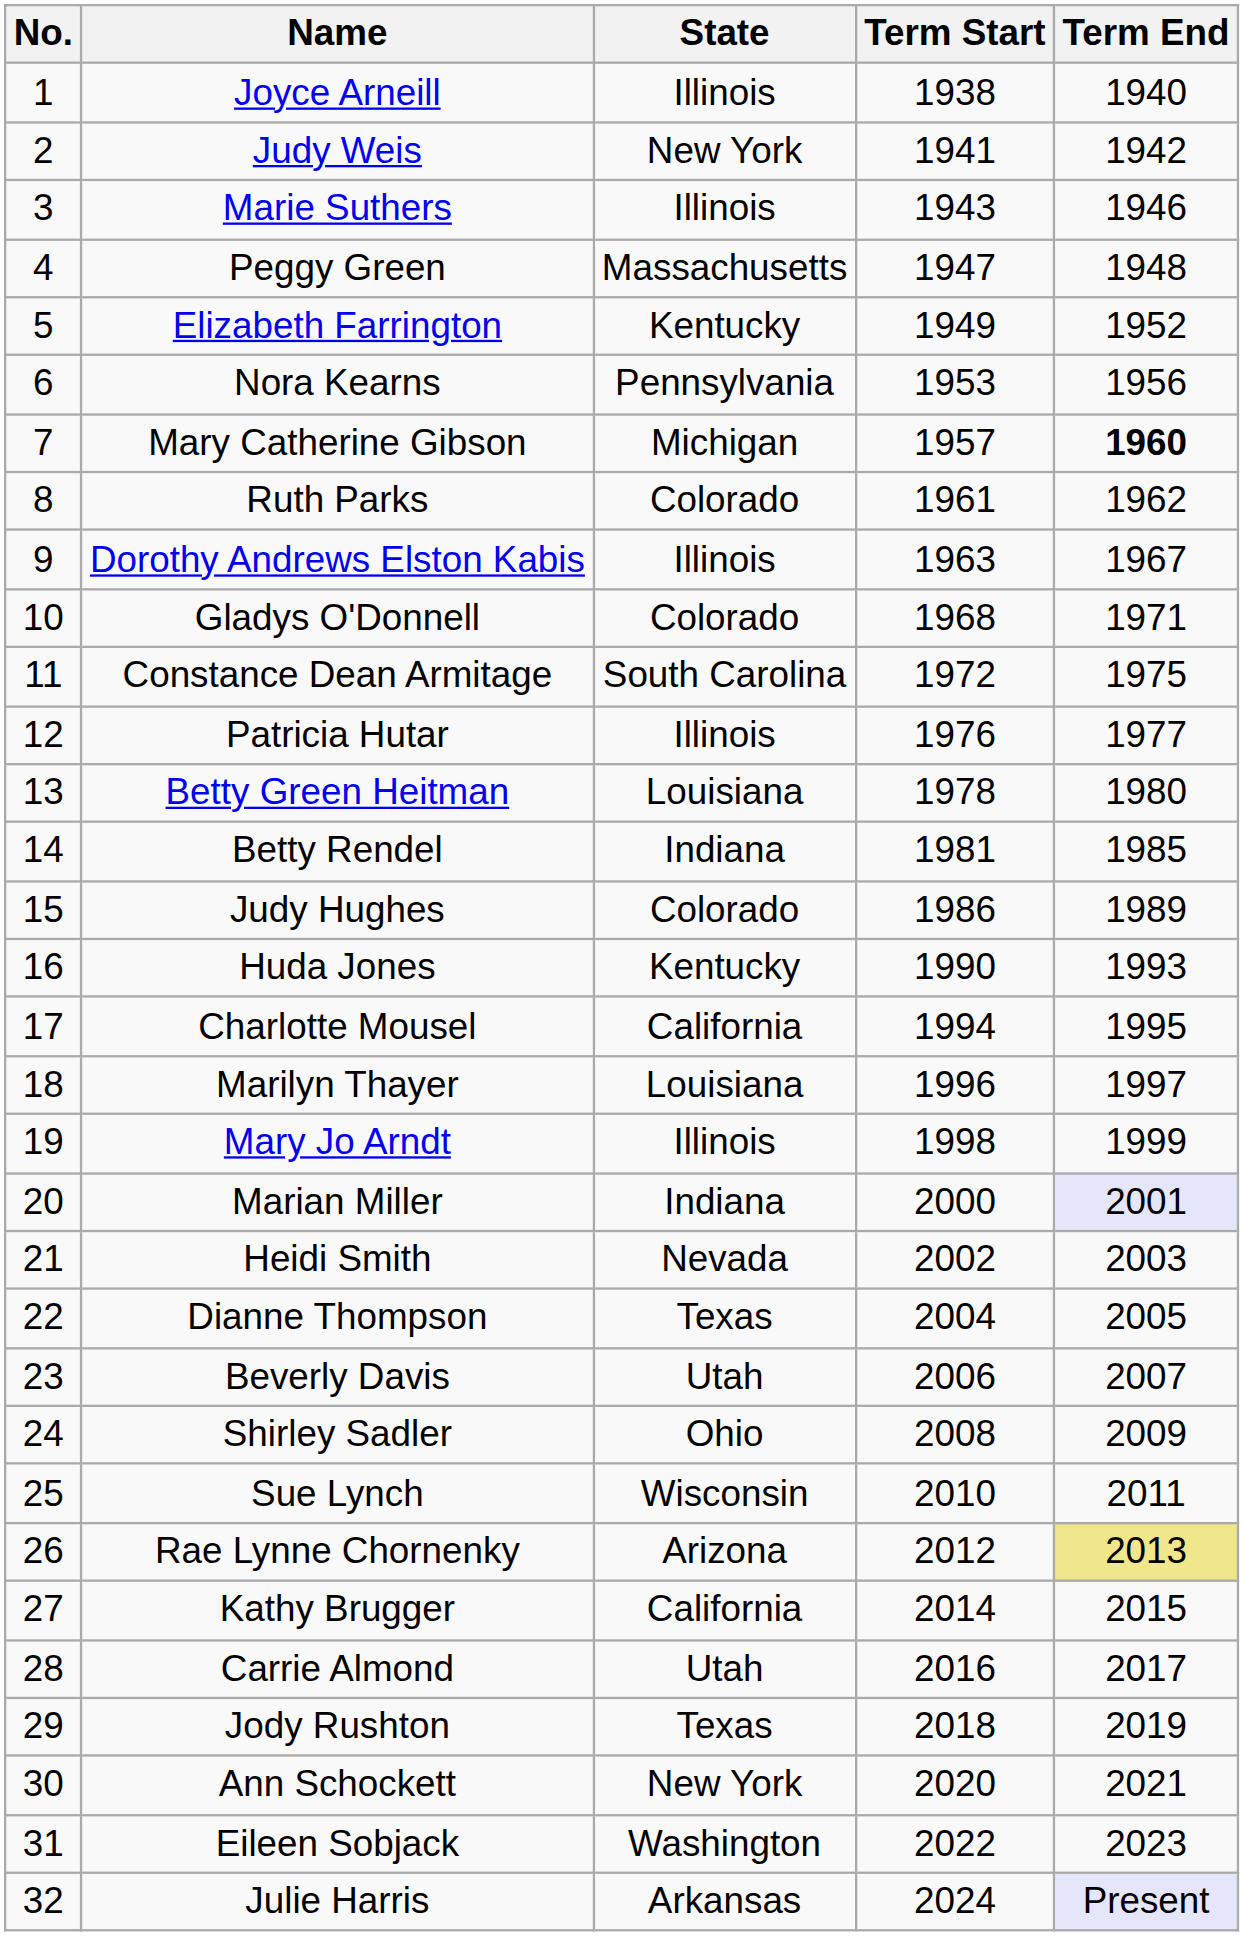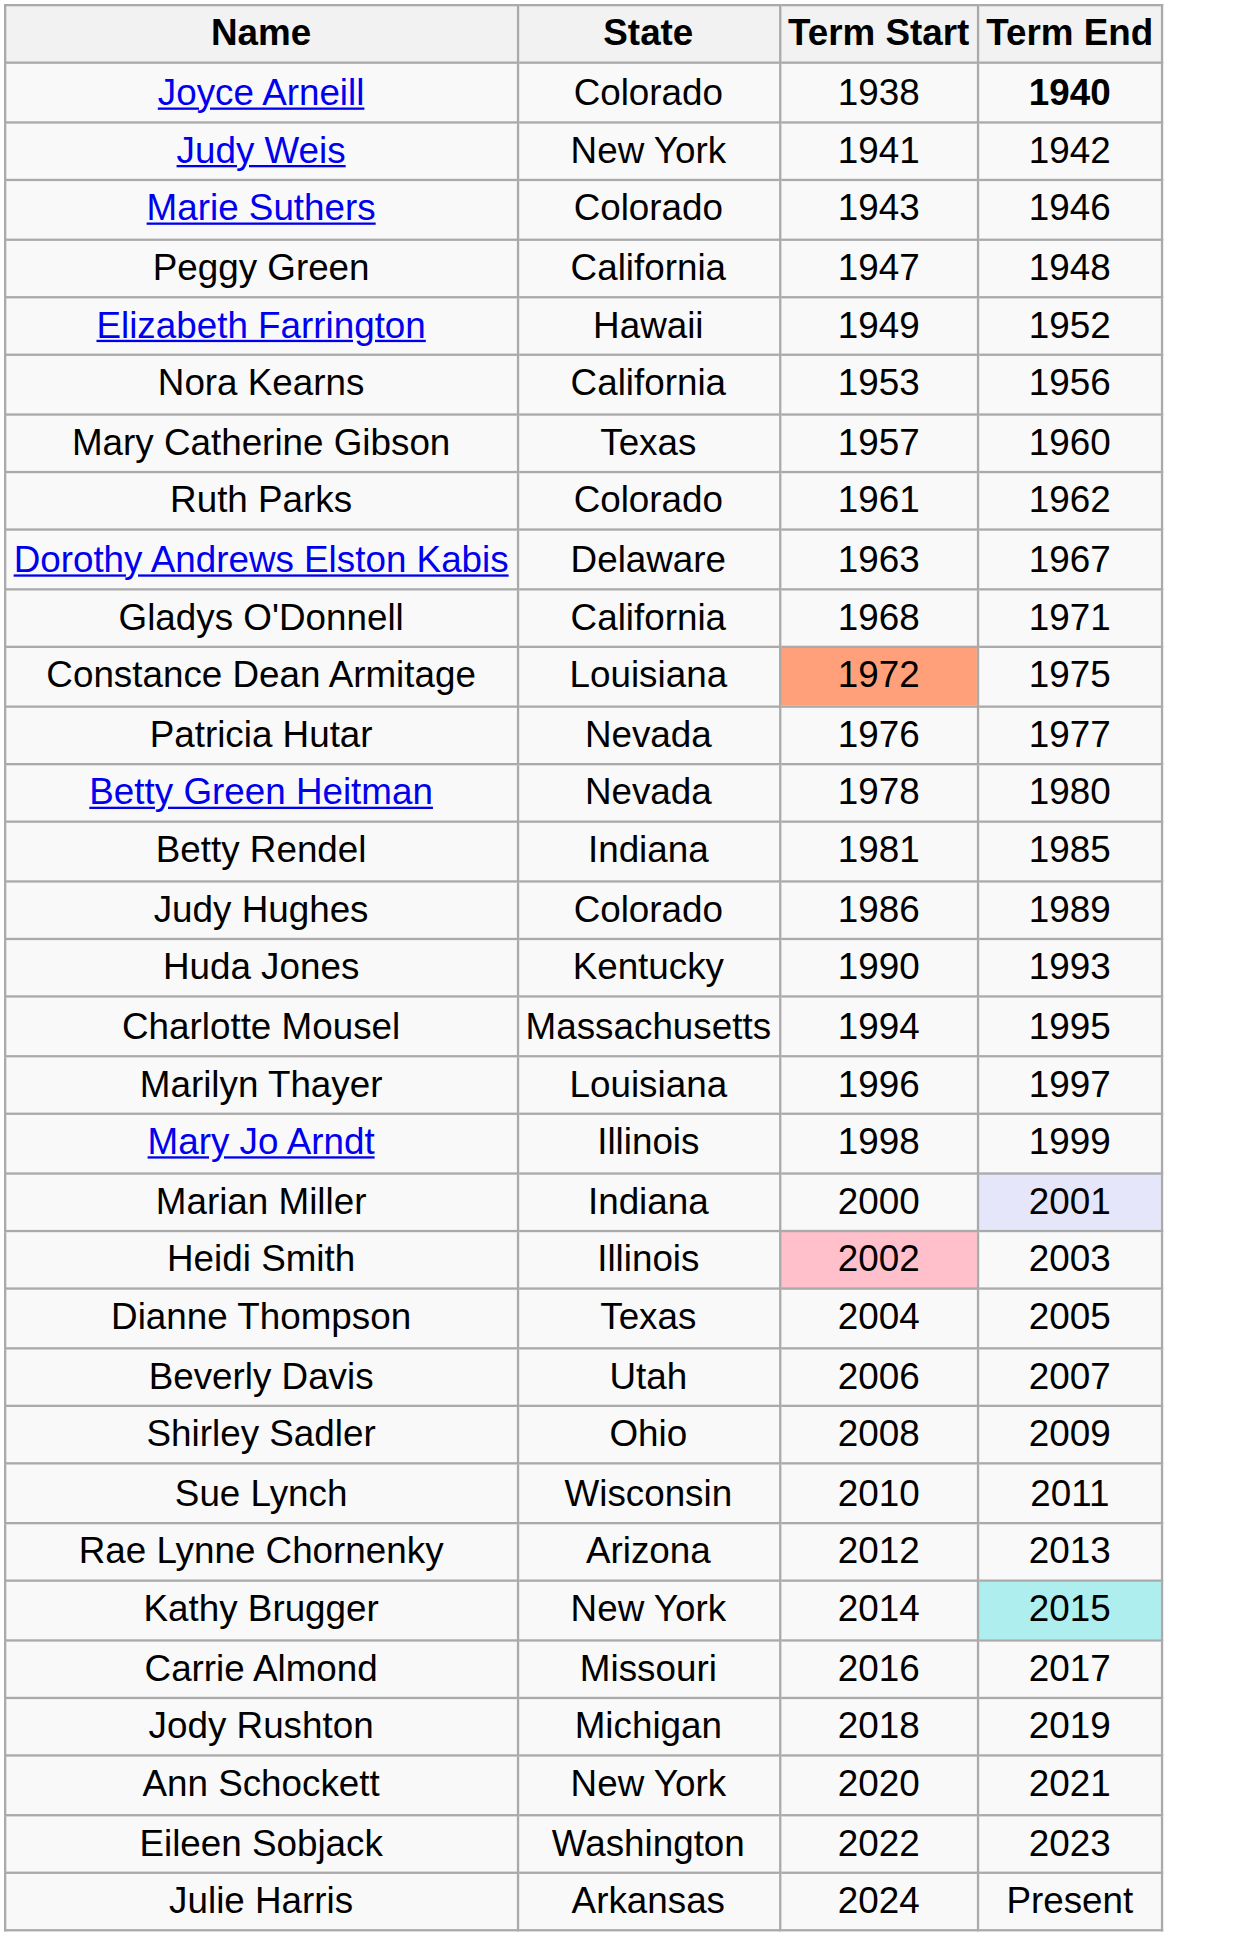- column: (43, 33)
(725, 92) Illinois -> (648, 92) Colorado
(1146, 92) normal -> (1070, 92) bold
(725, 208) Illinois -> (648, 208) Colorado
(725, 267) Massachusetts -> (648, 267) California
(725, 325) Kentucky -> (648, 325) Hawaii
(725, 383) Pennsylvania -> (648, 383) California
(725, 442) Michigan -> (648, 442) Texas
(1146, 442) bold -> (1070, 442) normal
(725, 558) Illinois -> (648, 558) Delaware
(725, 617) Colorado -> (648, 617) California
(725, 675) South Carolina -> (648, 675) Louisiana
(955, 675) no background -> (879, 675) lightsalmon background
(725, 734) Illinois -> (648, 734) Nevada
(725, 792) Louisiana -> (648, 792) Nevada
(725, 1025) California -> (648, 1025) Massachusetts
(725, 1259) Nevada -> (648, 1259) Illinois
(955, 1259) no background -> (879, 1259) pink background
(1146, 1551) khaki background -> (1070, 1551) no background
(725, 1609) California -> (648, 1609) New York
(1146, 1609) no background -> (1070, 1609) paleturquoise background
(725, 1667) Utah -> (648, 1667) Missouri
(725, 1726) Texas -> (648, 1726) Michigan
(1146, 1901) lavender background -> (1070, 1901) no background
